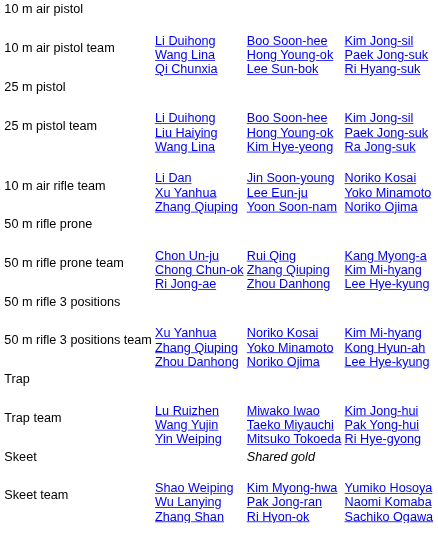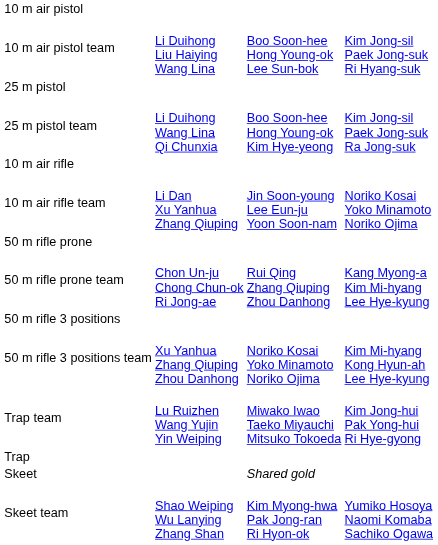(186, 55) Li Duihong Wang Lina Qi Chunxia -> (186, 55) Li Duihong Liu Haiying Wang Lina
(186, 132) Li Duihong Liu Haiying Wang Lina -> (186, 132) Li Duihong Wang Lina Qi Chunxia
+ row: (39, 164)
rows swapped: (17, 379) <-> (33, 418)
